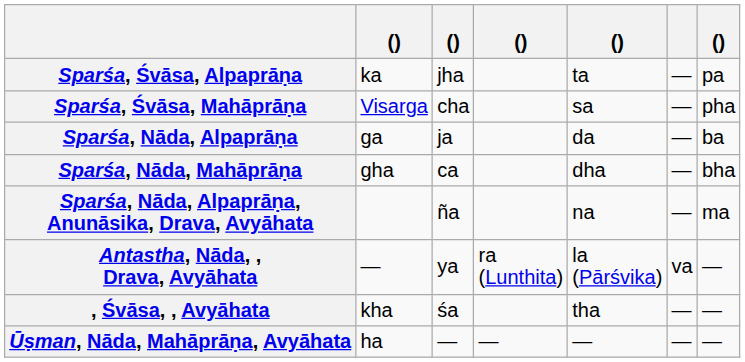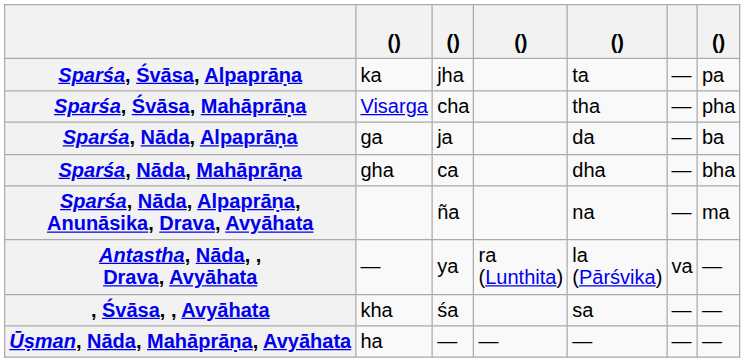(583, 106) sa -> (586, 106) tha
(586, 309) tha -> (583, 309) sa
